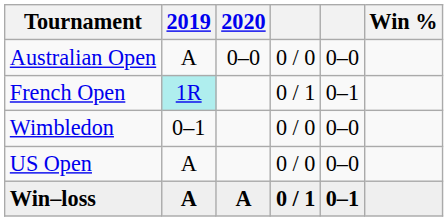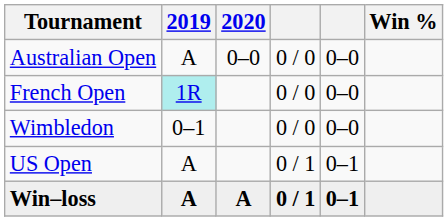(296, 92) 0 / 1 -> (296, 92) 0 / 0
(342, 92) 0–1 -> (342, 92) 0–0
(296, 163) 0 / 0 -> (296, 163) 0 / 1
(342, 163) 0–0 -> (342, 163) 0–1
